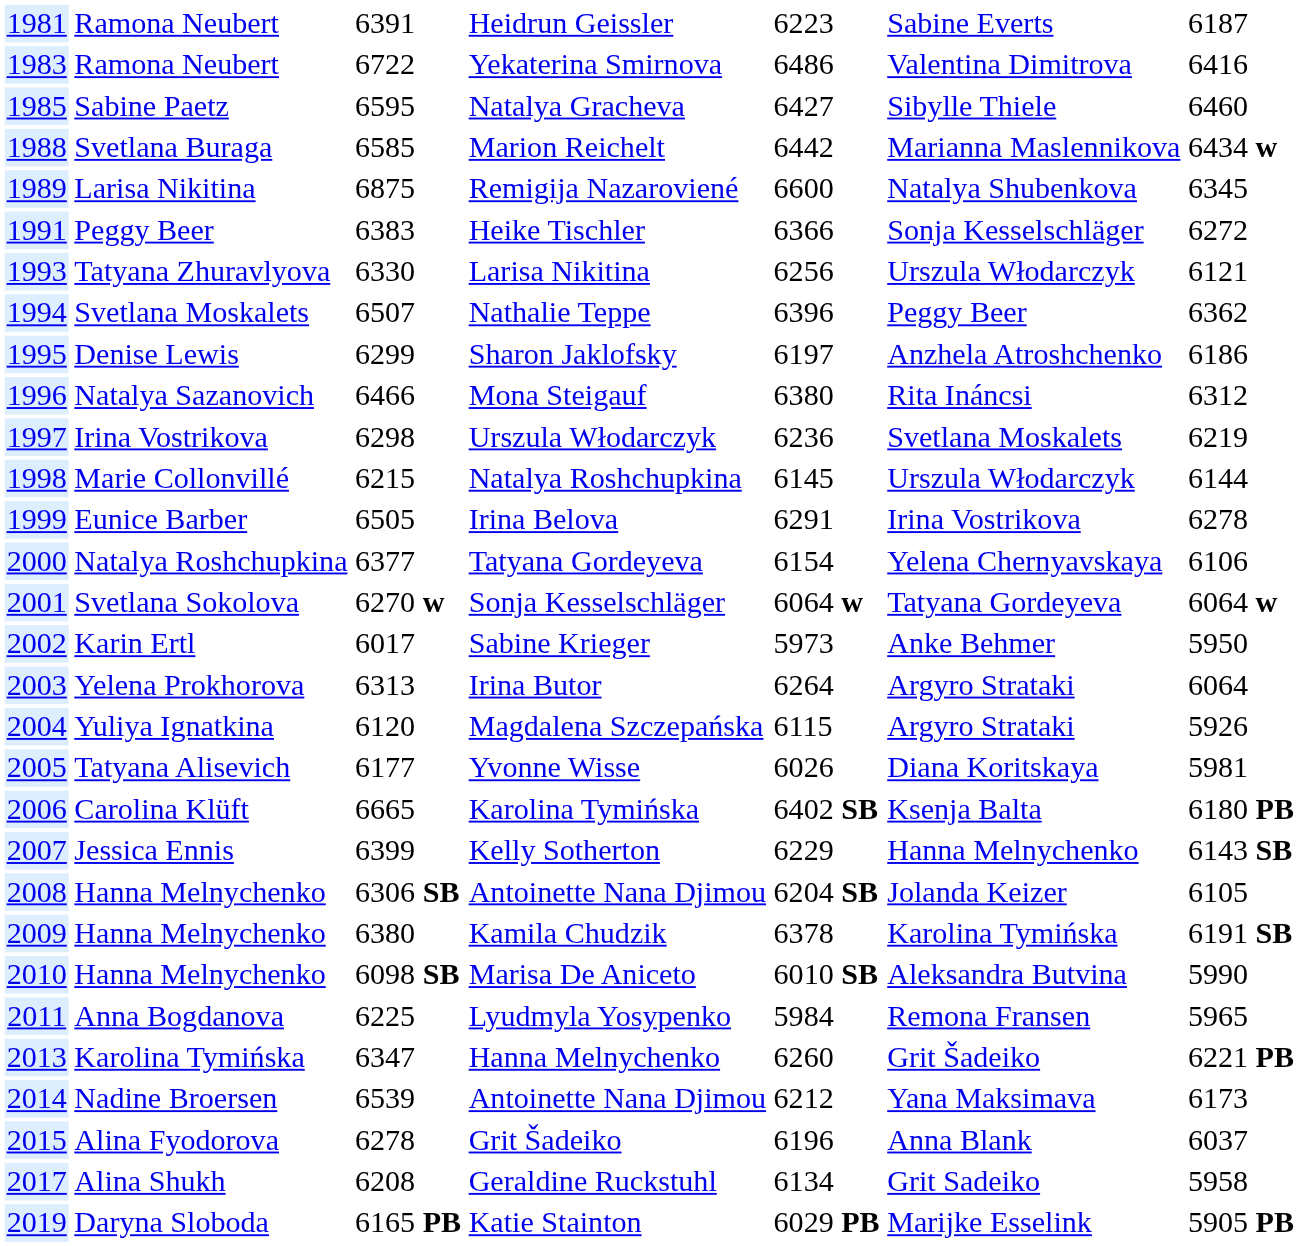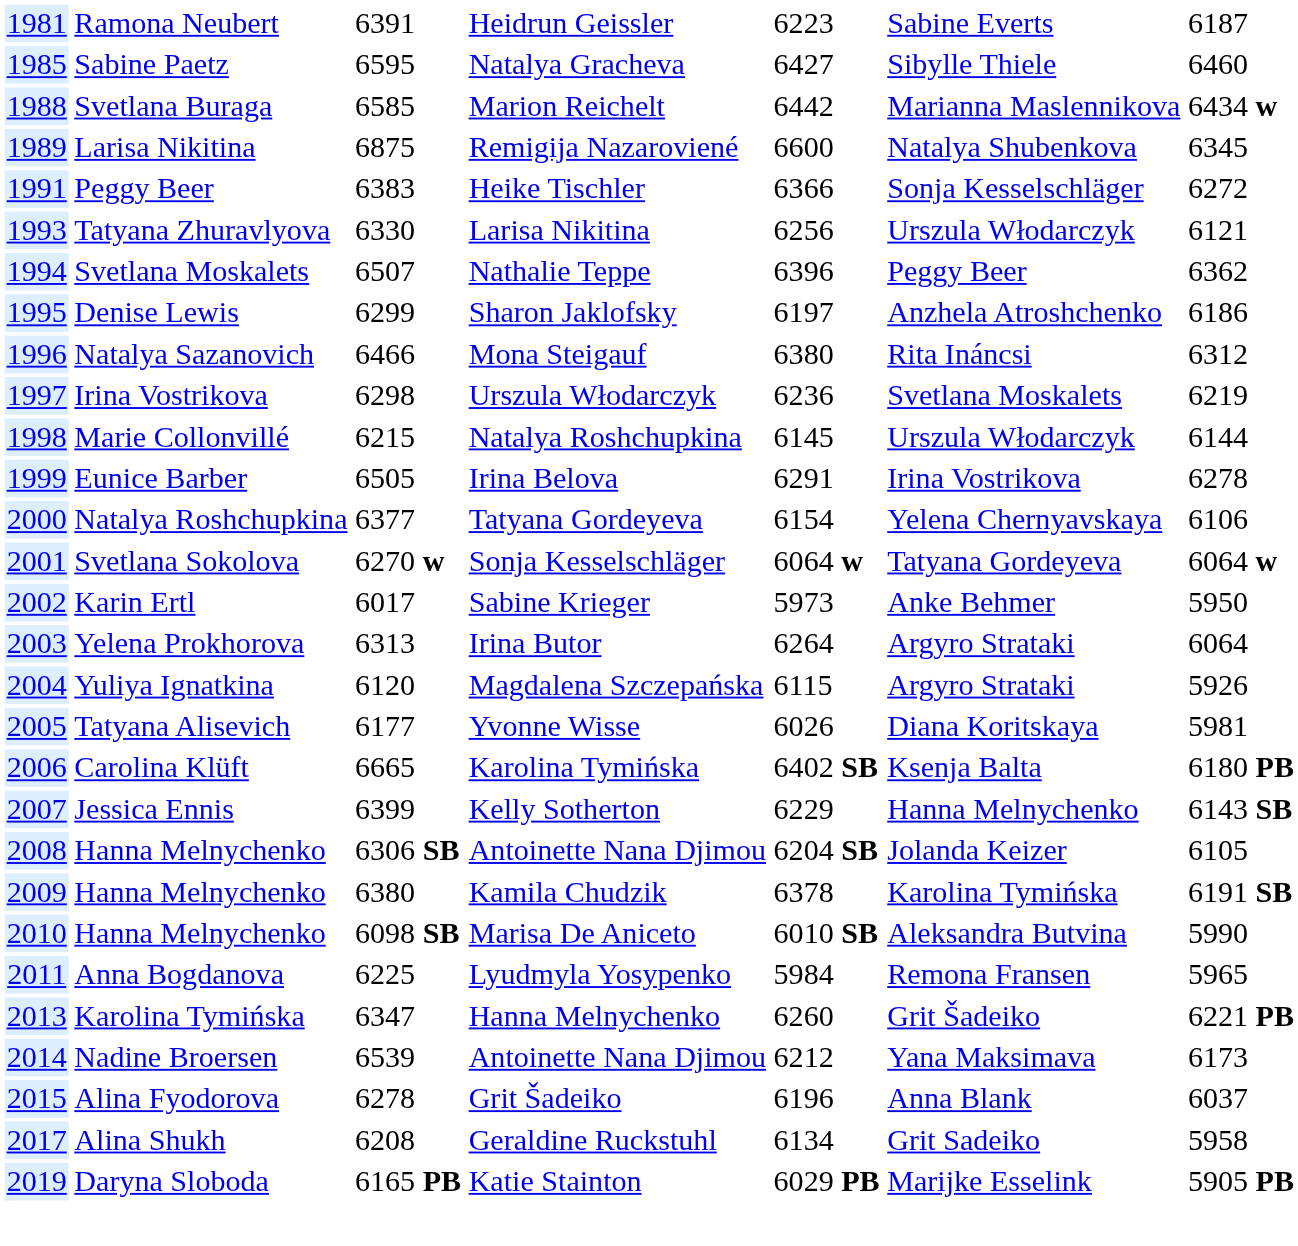- row: (177, 64)
